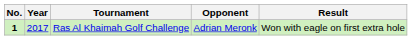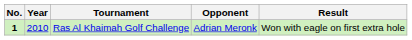(38, 28) 2017 -> (38, 28) 2010
